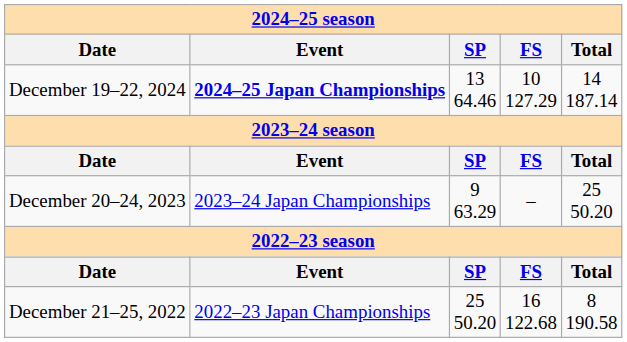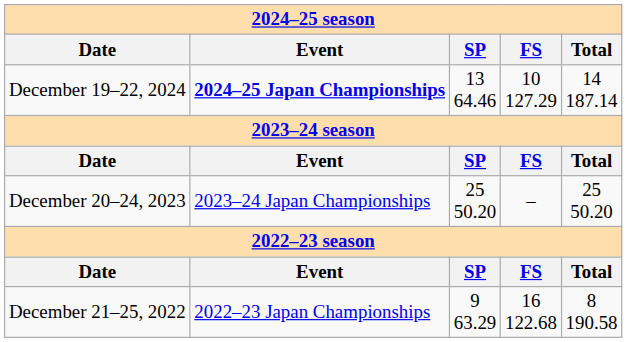(475, 201) 9 63.29 -> (475, 201) 25 50.20
(475, 312) 25 50.20 -> (475, 312) 9 63.29
